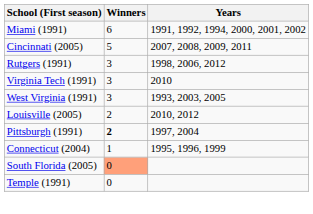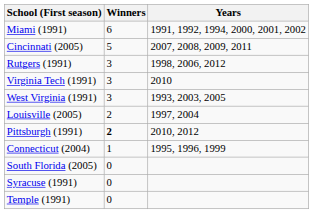(175, 115) 2010, 2012 -> (175, 115) 1997, 2004
(175, 132) 1997, 2004 -> (175, 132) 2010, 2012
(109, 166) lightsalmon background -> (109, 166) no background
+ row: (42, 183)
